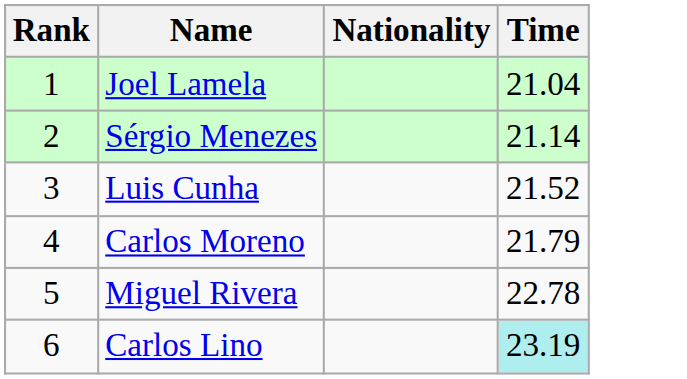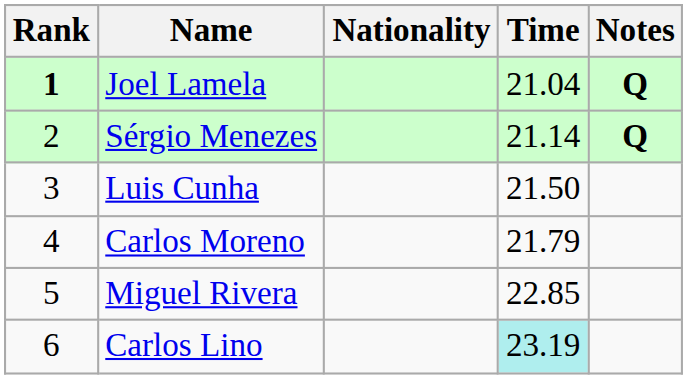+ column: (635, 30)
(51, 83) normal -> (51, 83) bold
(543, 188) 21.52 -> (543, 188) 21.50
(543, 293) 22.78 -> (543, 293) 22.85
